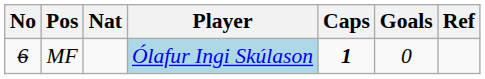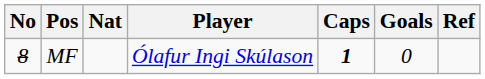(23, 55) 6 -> (23, 55) 8
(223, 55) lightblue background -> (223, 55) no background
